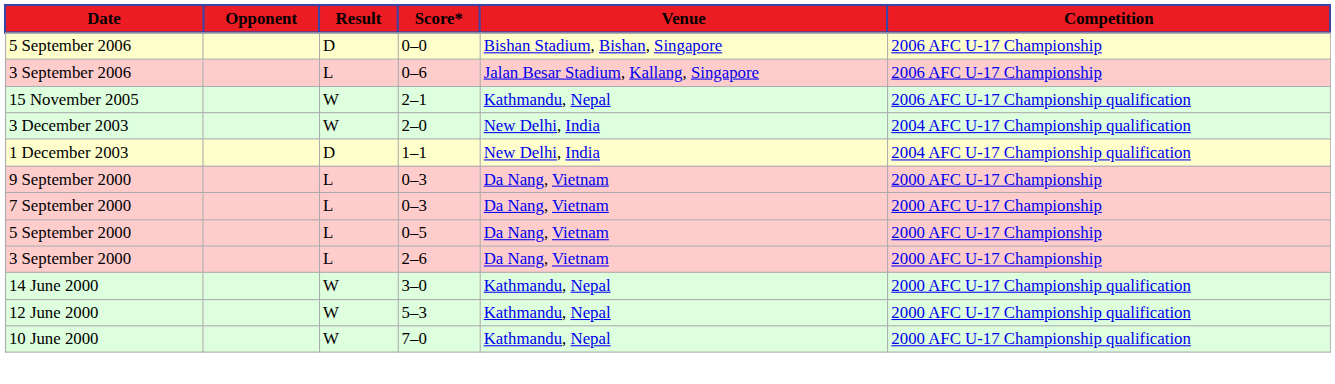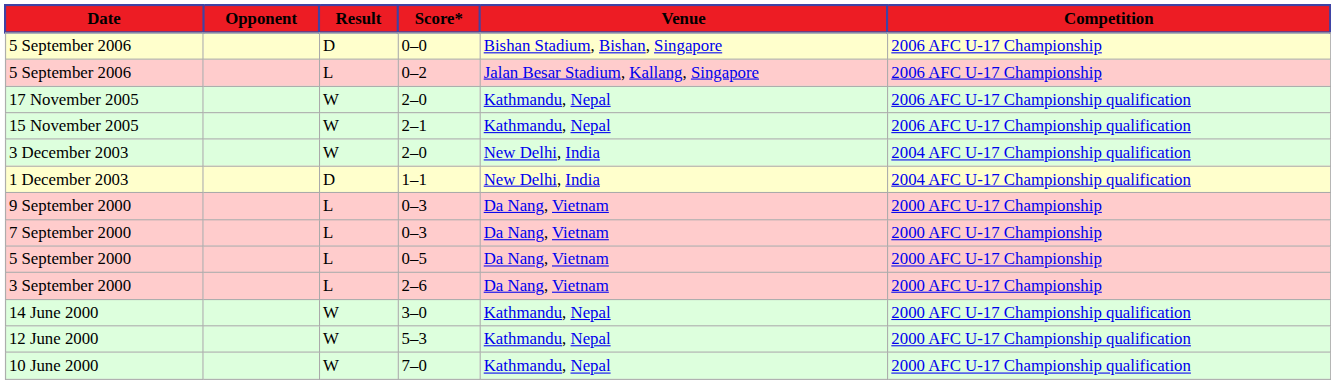+ row: (70, 72)
- row: (70, 72)
+ row: (74, 99)
